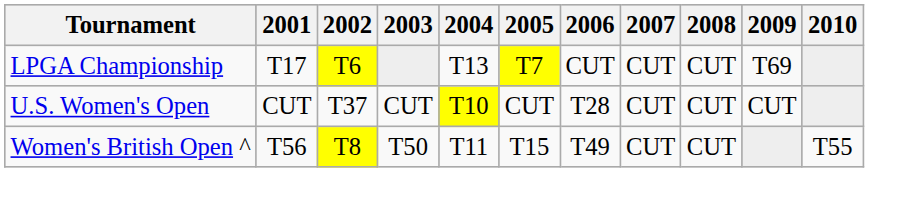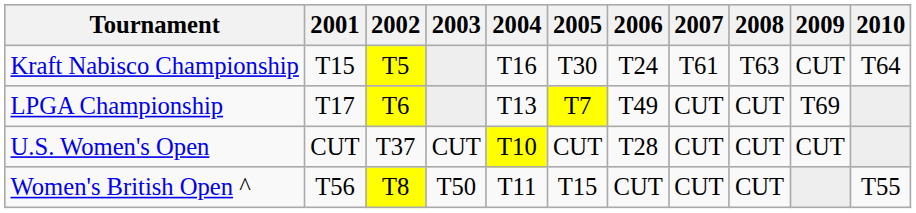+ row: (155, 65)
(590, 65) CUT -> (638, 106) T49
(590, 146) T49 -> (638, 187) CUT
